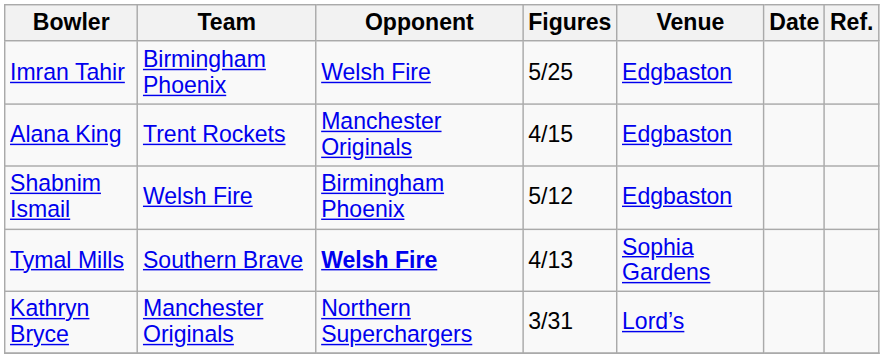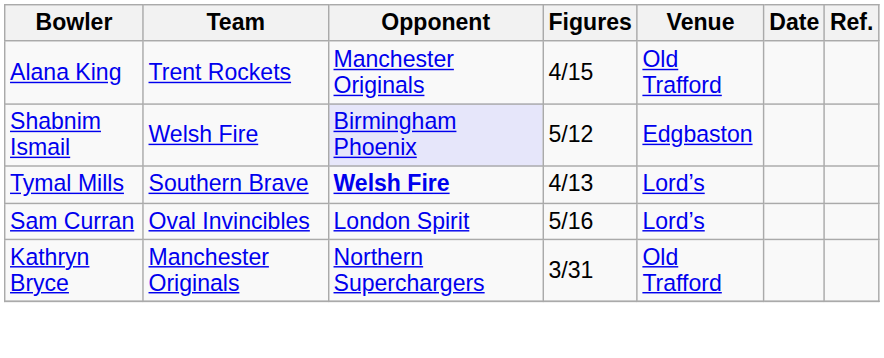- row: (67, 72)
(677, 134) Edgbaston -> (682, 72) Old Trafford
(383, 197) no background -> (395, 134) lavender background
(666, 259) Sophia Gardens -> (674, 184) Lord’s
+ row: (72, 220)
(653, 322) Lord’s -> (682, 270) Old Trafford
